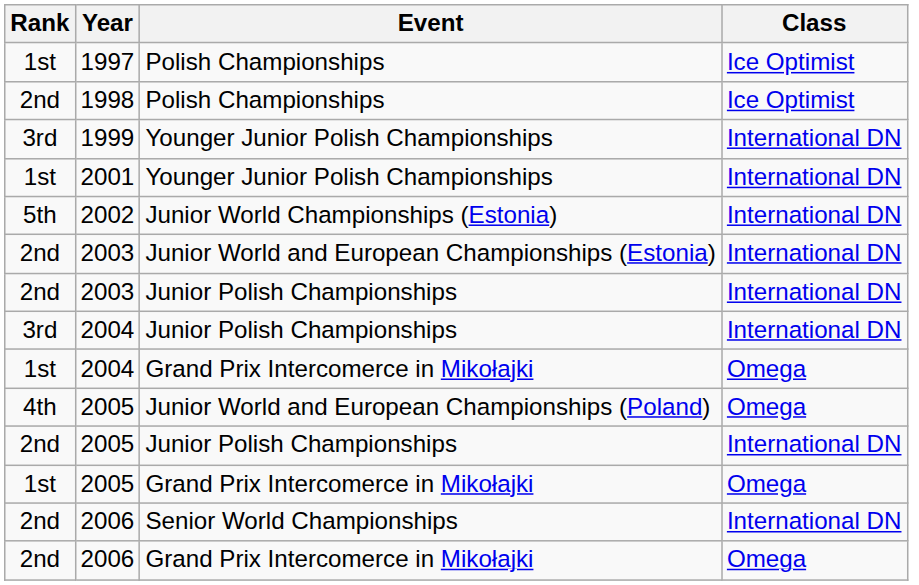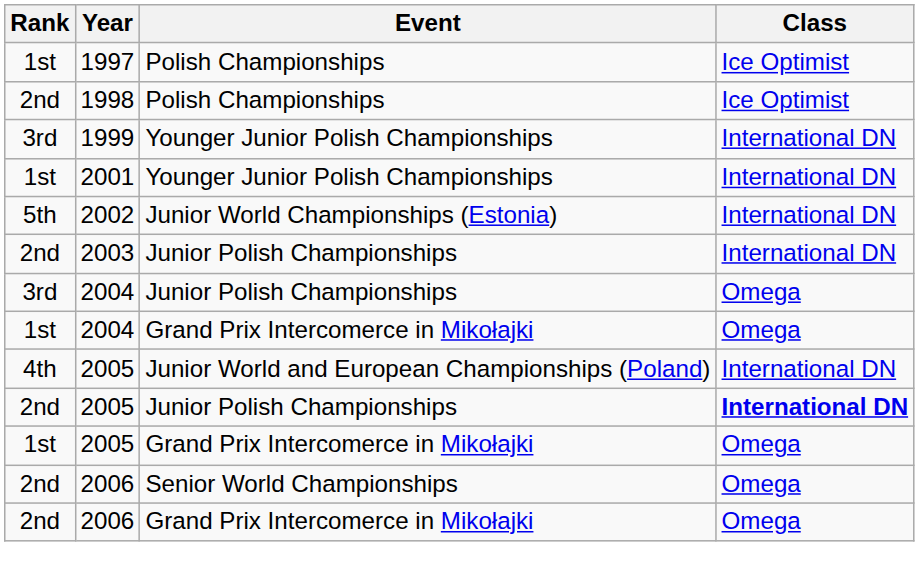- row: (107, 253)
(814, 330) International DN -> (761, 291) Omega
(767, 406) Omega -> (809, 368) International DN
(814, 445) normal -> (815, 406) bold
(814, 521) International DN -> (761, 483) Omega
